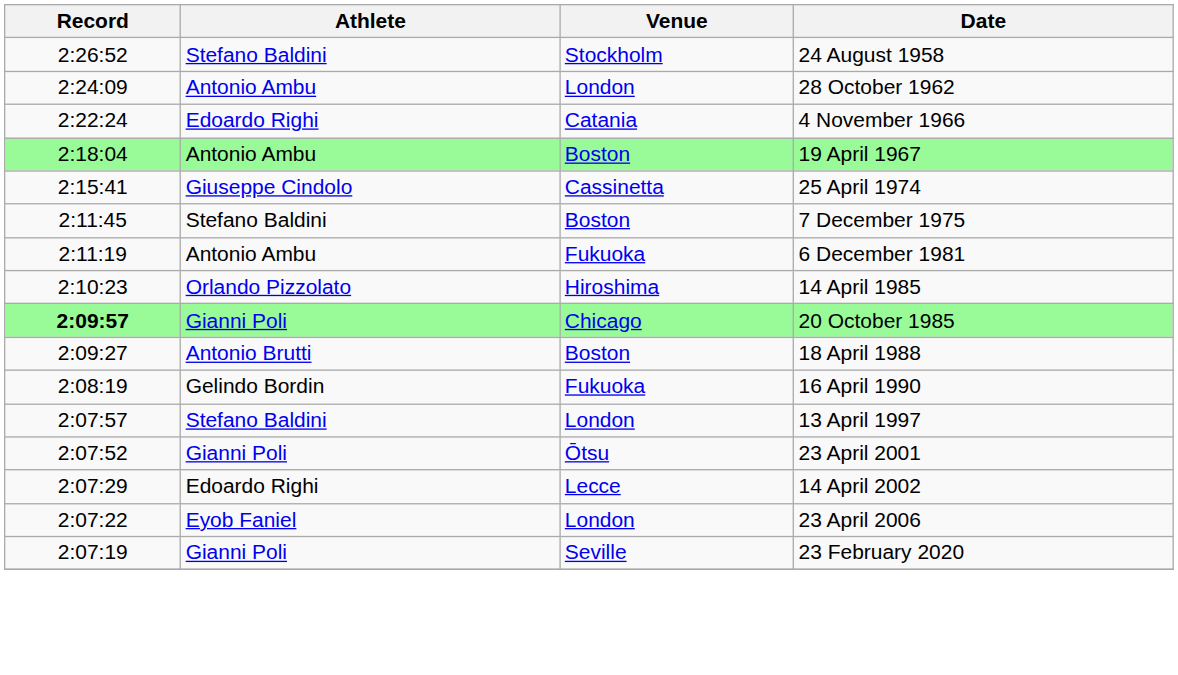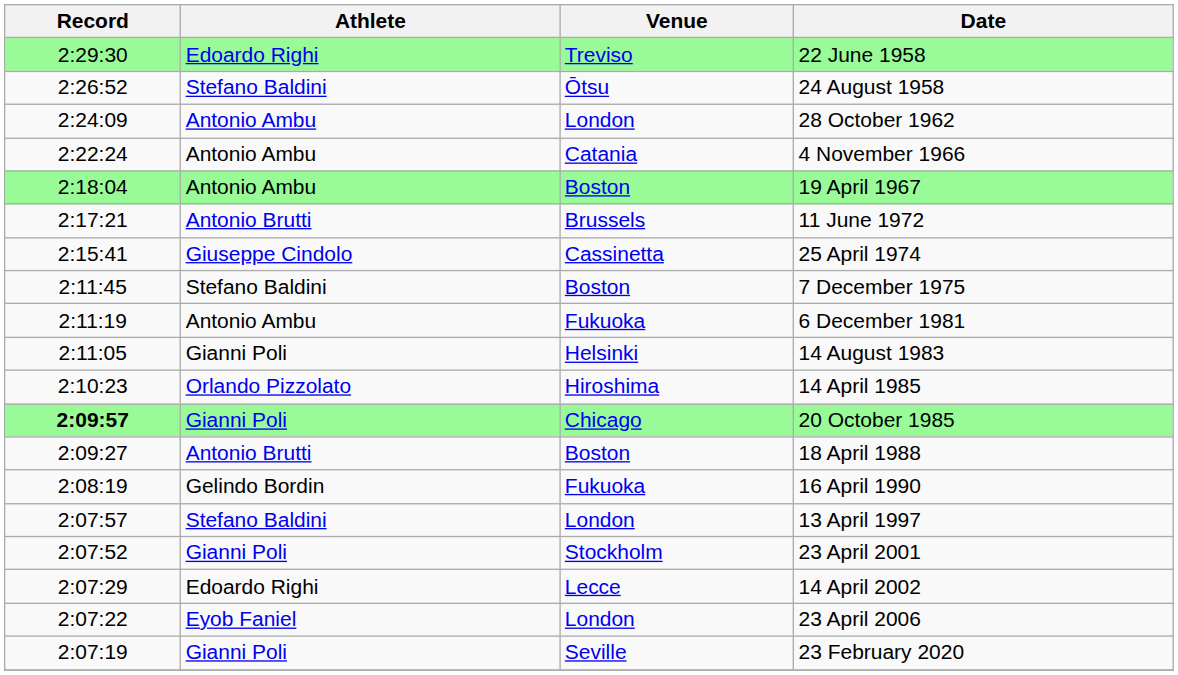+ row: (862, 54)
(614, 54) Stockholm -> (587, 87) Ōtsu
(252, 120) Edoardo Righi -> (251, 154) Antonio Ambu
+ row: (861, 220)
+ row: (871, 353)
(587, 453) Ōtsu -> (614, 552) Stockholm
